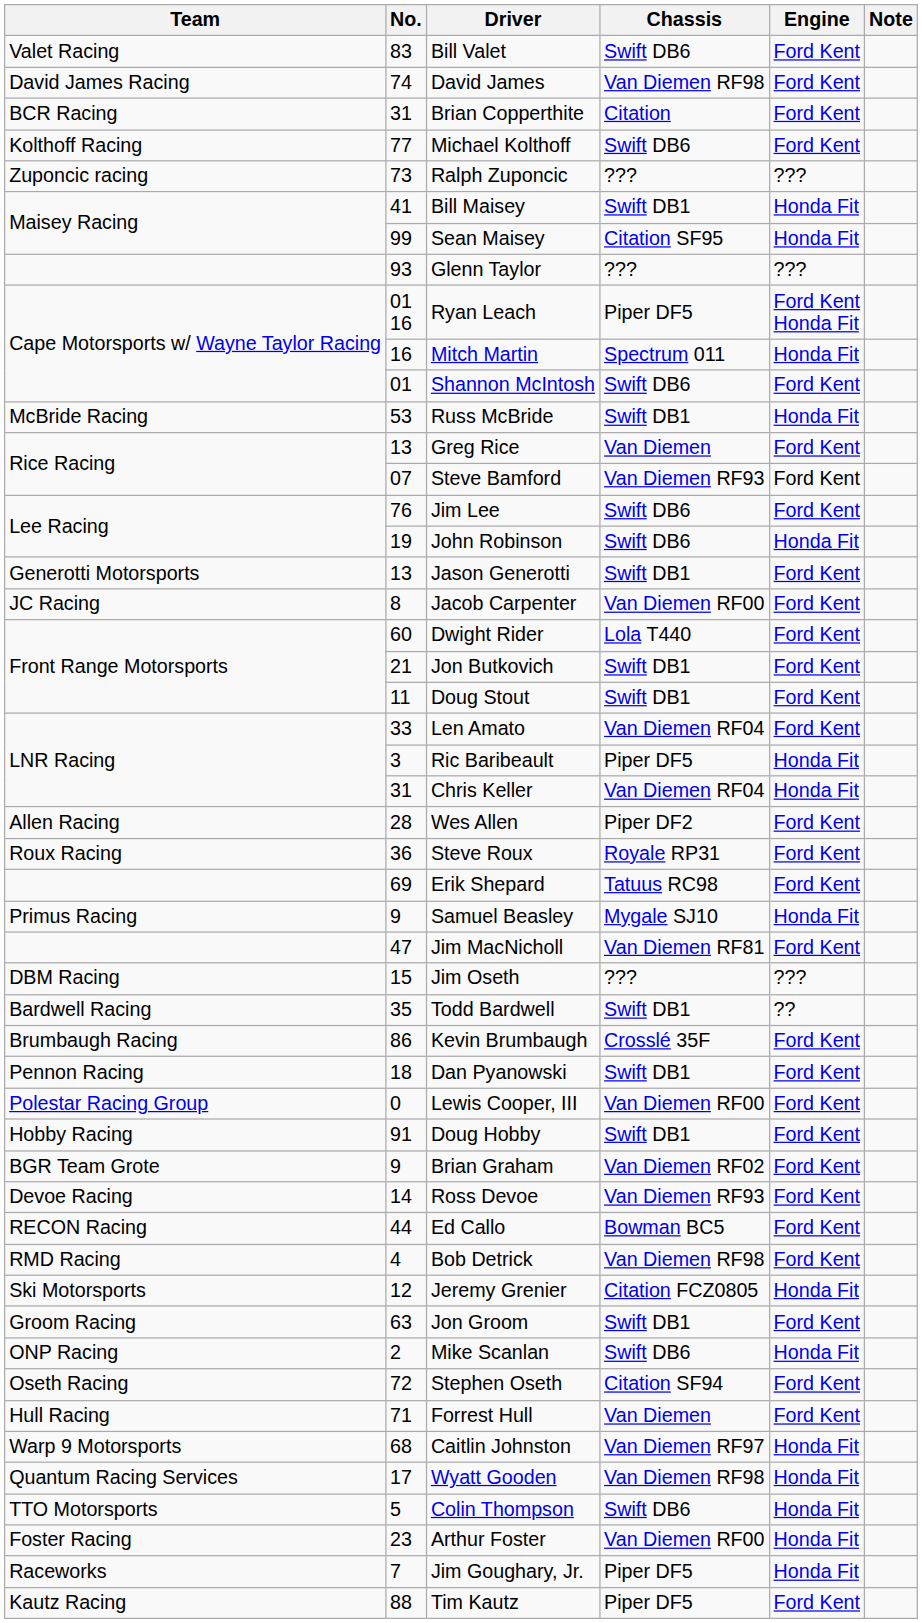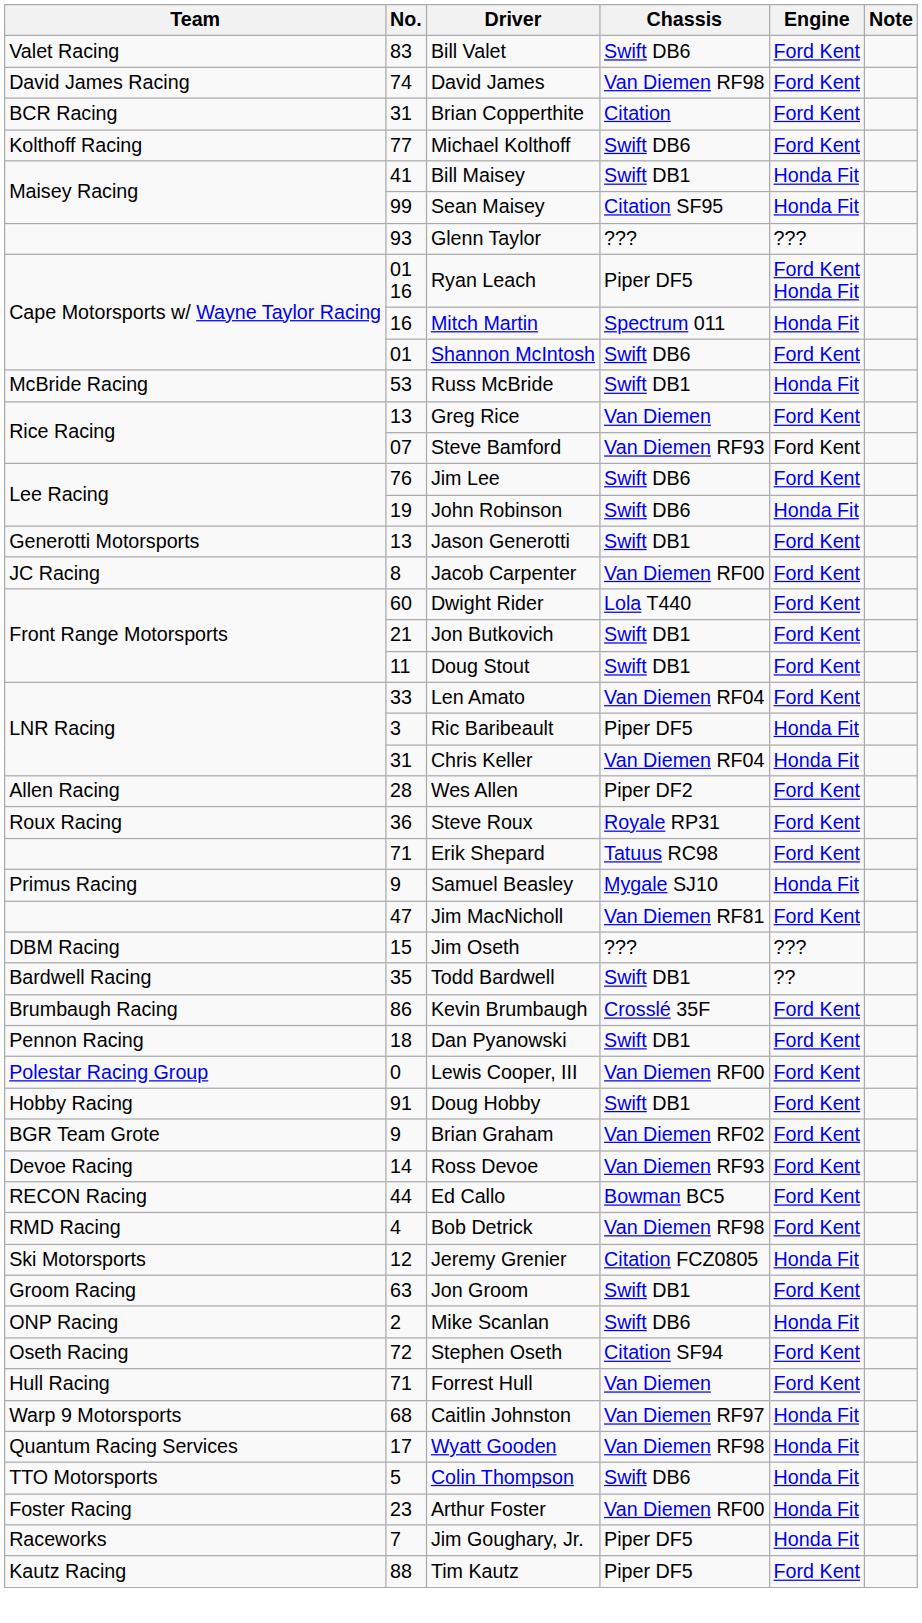- row: (499, 176)
(401, 884) 69 -> (401, 853) 71
